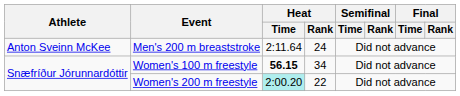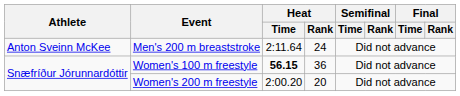(320, 65) 34 -> (320, 65) 36
(284, 83) paleturquoise background -> (284, 83) no background
(320, 83) 22 -> (320, 83) 20
